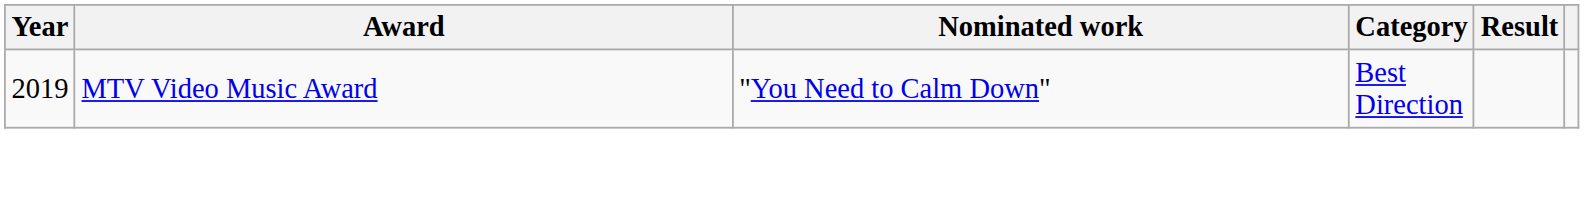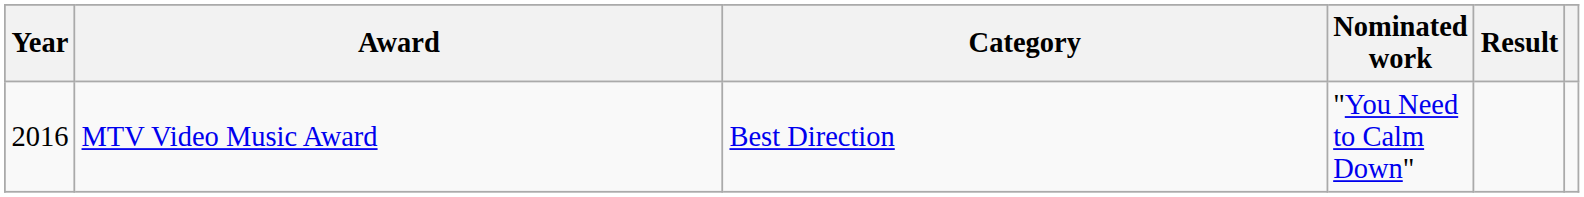columns swapped: (1412, 27) <-> (1041, 27)
(40, 88) 2019 -> (40, 136) 2016
